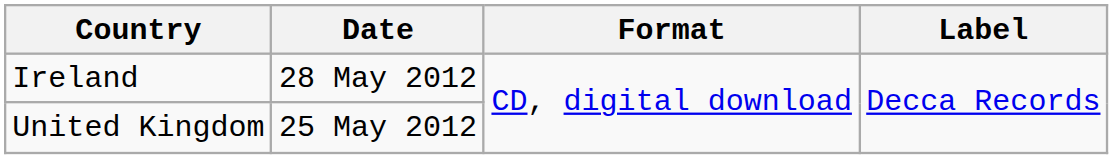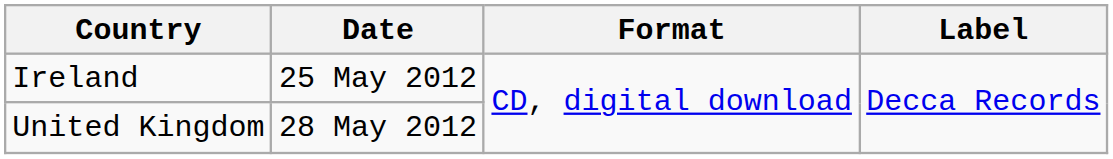(378, 79) 28 May 2012 -> (378, 79) 25 May 2012
(378, 128) 25 May 2012 -> (378, 128) 28 May 2012
